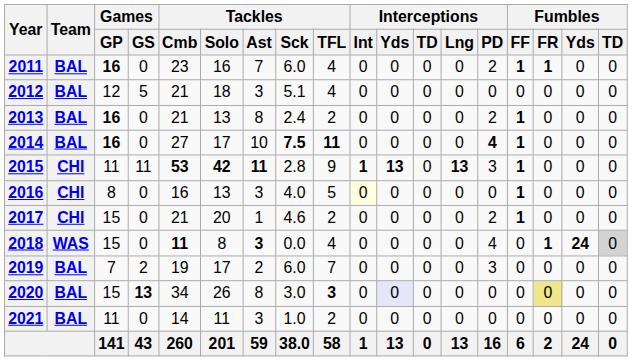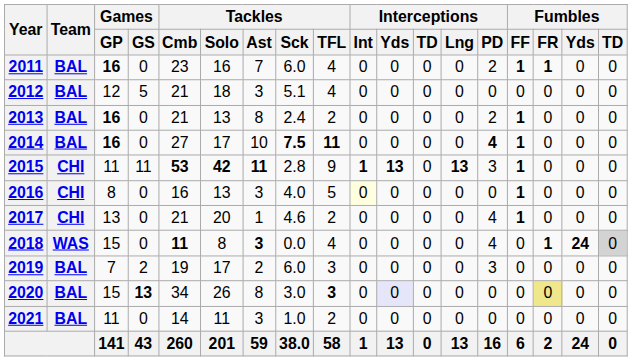(111, 218) 15 -> (111, 218) 13
(492, 218) 2 -> (492, 218) 4
(332, 268) 7 -> (332, 268) 3
